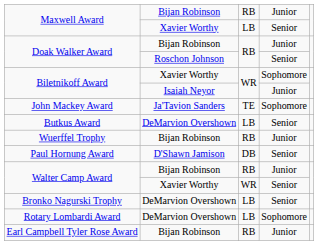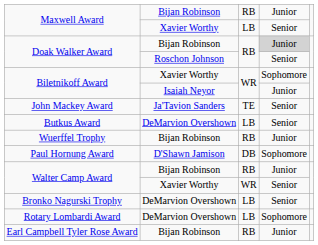(284, 43) no background -> (284, 43) lightgrey background
(284, 106) Sophomore -> (284, 106) Senior
(284, 153) Senior -> (284, 153) Sophomore
